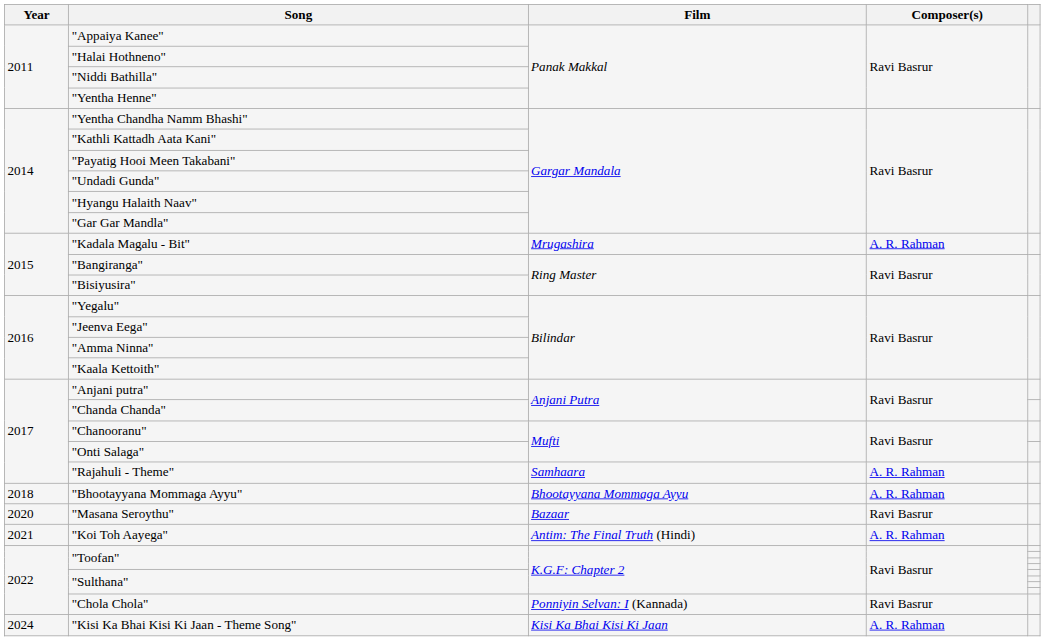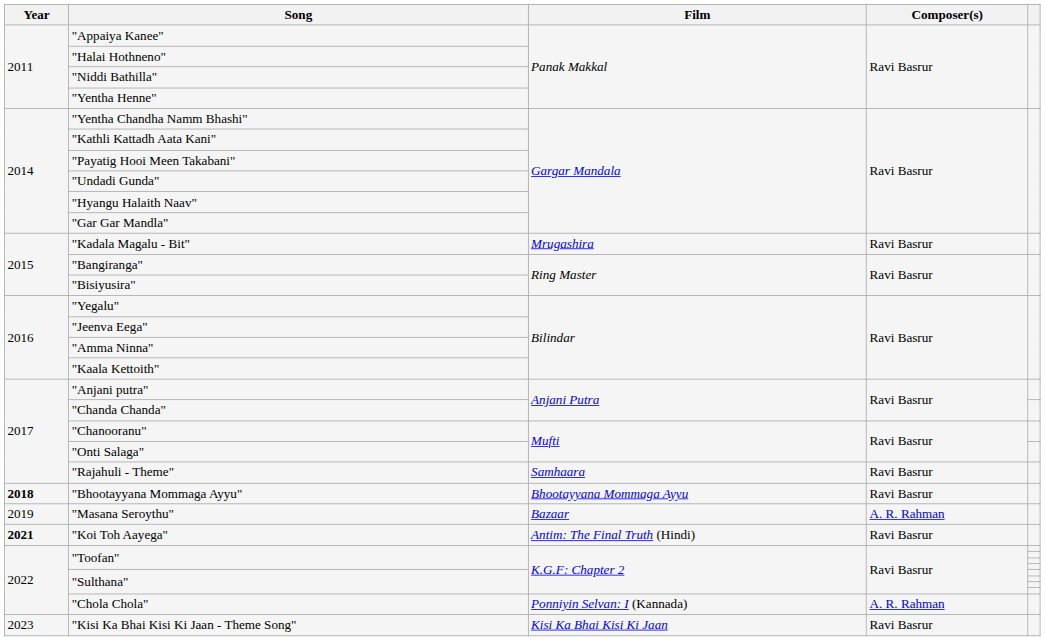(907, 243) A. R. Rahman -> (901, 243) Ravi Basrur
(907, 472) A. R. Rahman -> (901, 472) Ravi Basrur
(21, 493) normal -> (21, 493) bold
(907, 493) A. R. Rahman -> (901, 493) Ravi Basrur
(21, 514) 2020 -> (21, 514) 2019
(901, 514) Ravi Basrur -> (907, 514) A. R. Rahman
(21, 535) normal -> (21, 535) bold
(907, 535) A. R. Rahman -> (901, 535) Ravi Basrur
(901, 604) Ravi Basrur -> (907, 604) A. R. Rahman
(21, 625) 2024 -> (21, 625) 2023
(907, 625) A. R. Rahman -> (901, 625) Ravi Basrur
